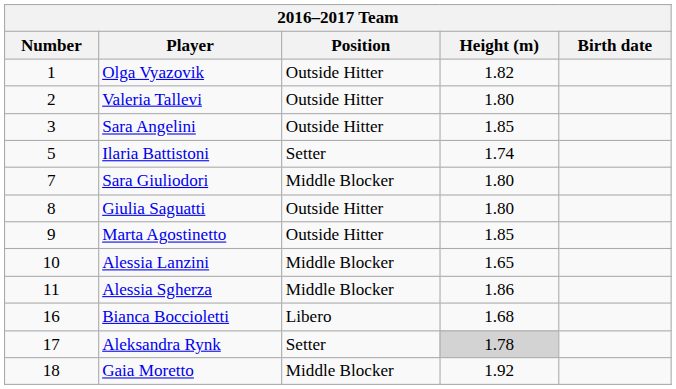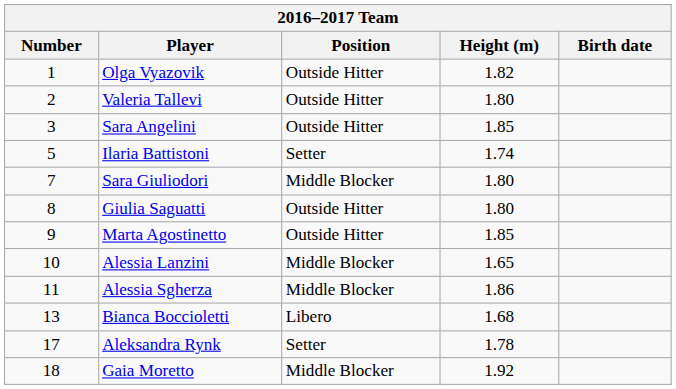(51, 316) 16 -> (51, 316) 13
(499, 343) lightgrey background -> (499, 343) no background
